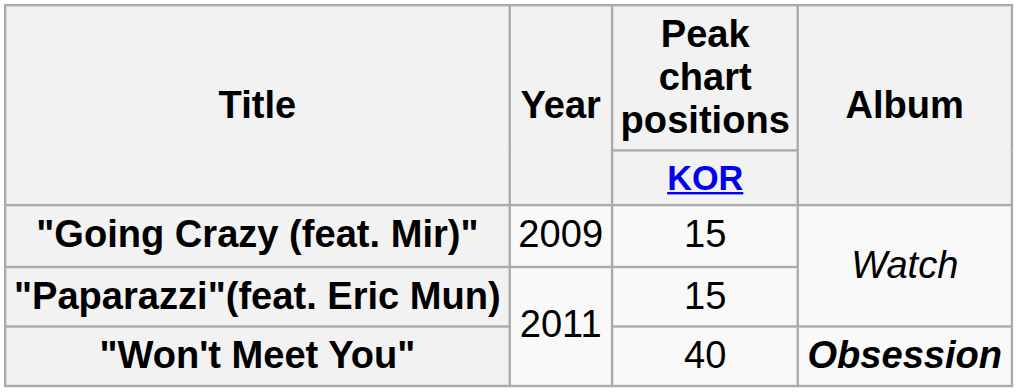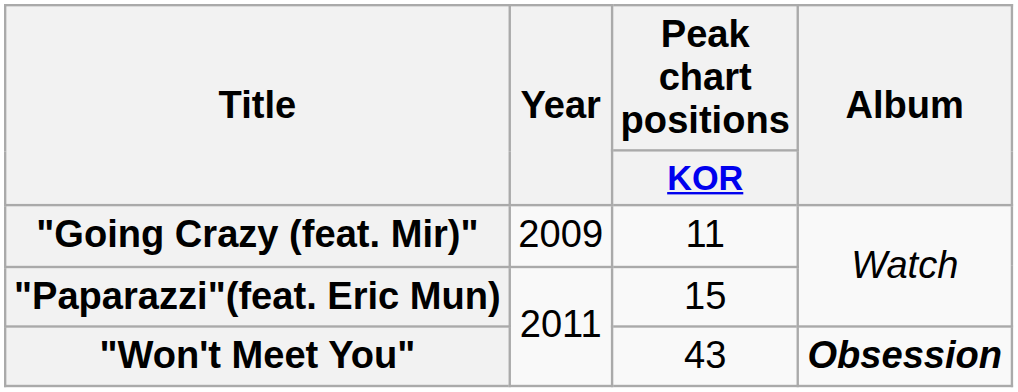(705, 234) 15 -> (705, 234) 11
(705, 355) 40 -> (705, 355) 43
